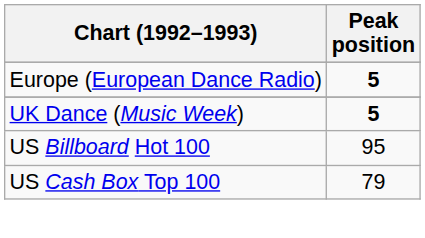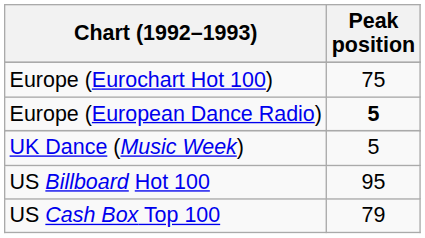+ row: (141, 79)
(373, 113) bold -> (373, 147) normal
